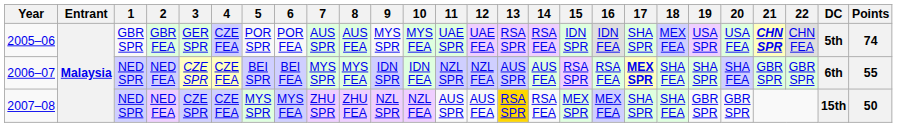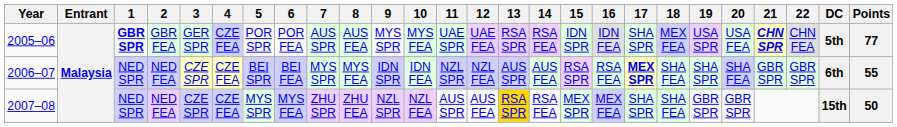(131, 40) normal -> (131, 40) bold
(871, 40) 74 -> (871, 40) 77
